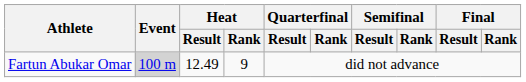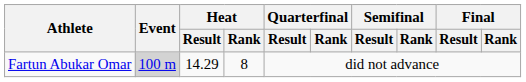(202, 64) 12.49 -> (202, 64) 14.29
(244, 64) 9 -> (244, 64) 8
